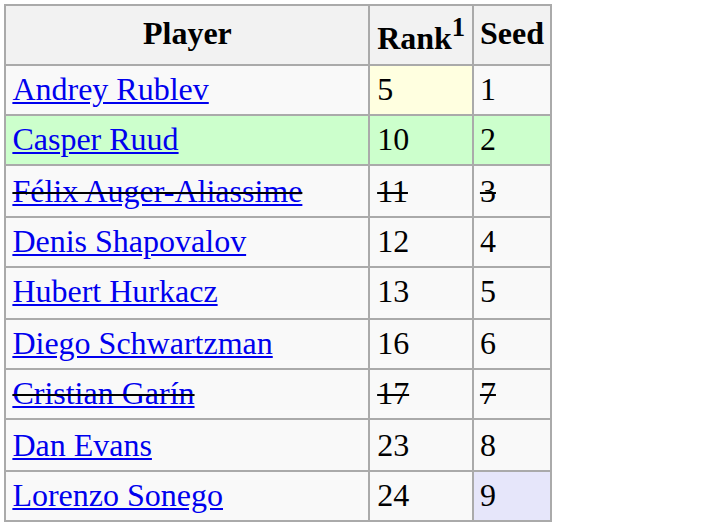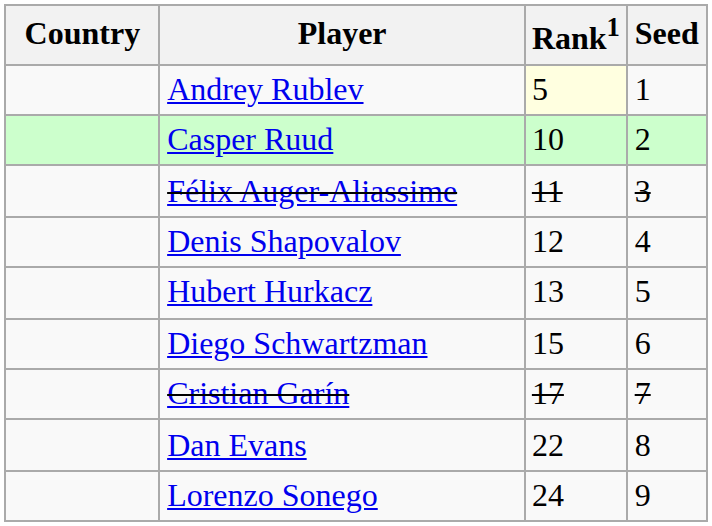+ column: (82, 34)
(393, 343) 16 -> (548, 343) 15
(393, 444) 23 -> (548, 444) 22
(488, 495) lavender background -> (643, 495) no background
